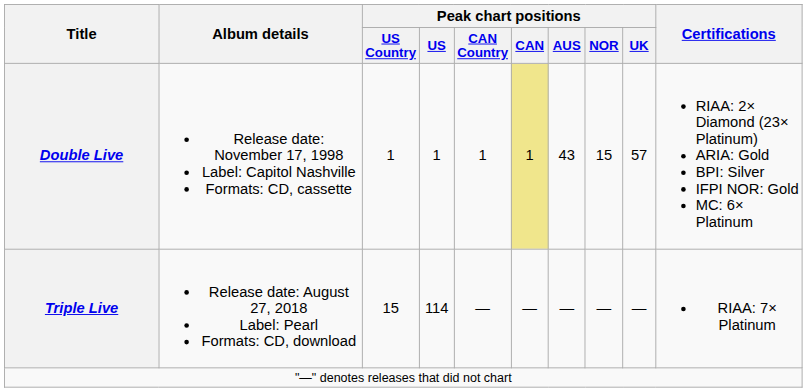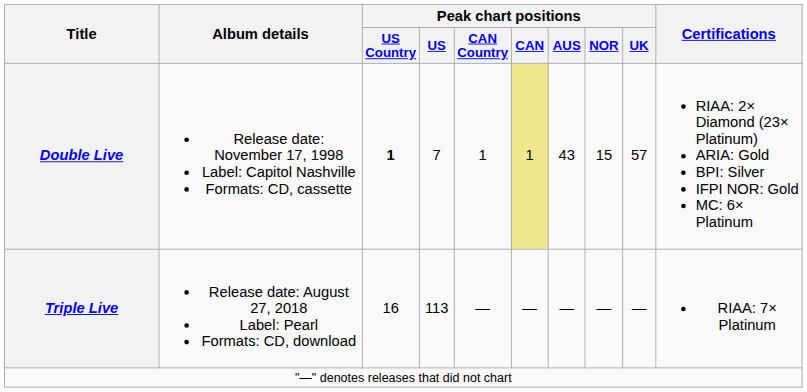(391, 156) normal -> (391, 156) bold
(437, 156) 1 -> (437, 156) 7
(391, 308) 15 -> (391, 308) 16
(437, 308) 114 -> (437, 308) 113
